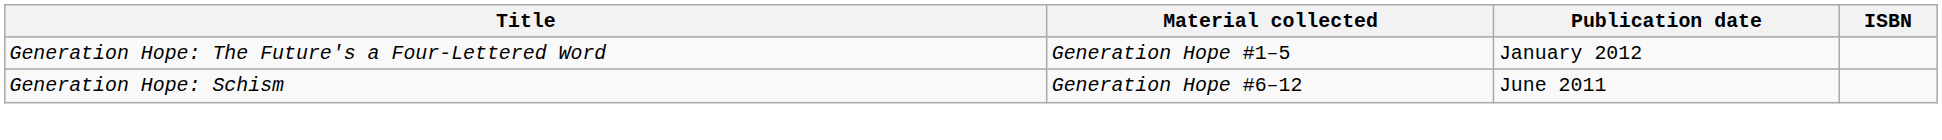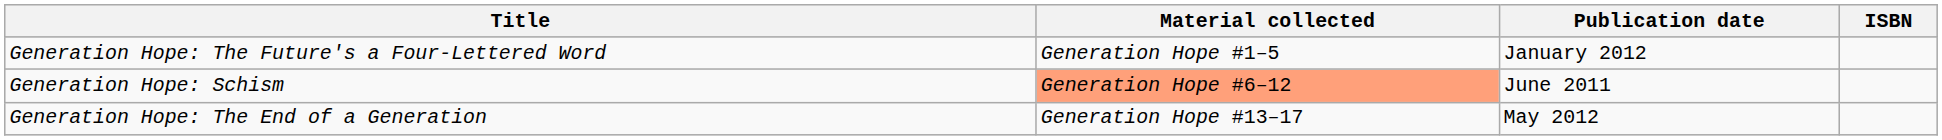(1177, 86) no background -> (1166, 86) lightsalmon background
+ row: (248, 118)
